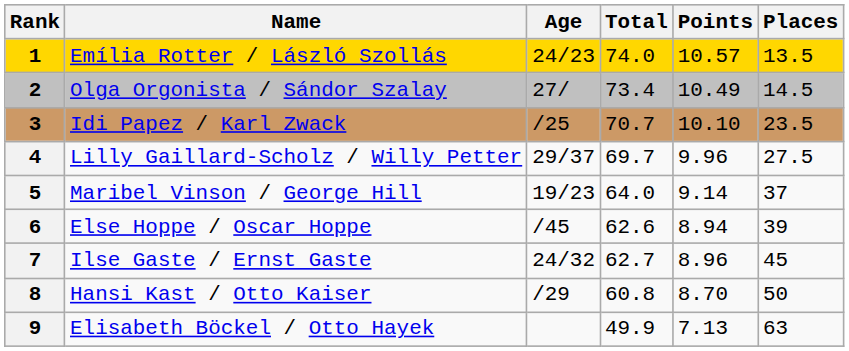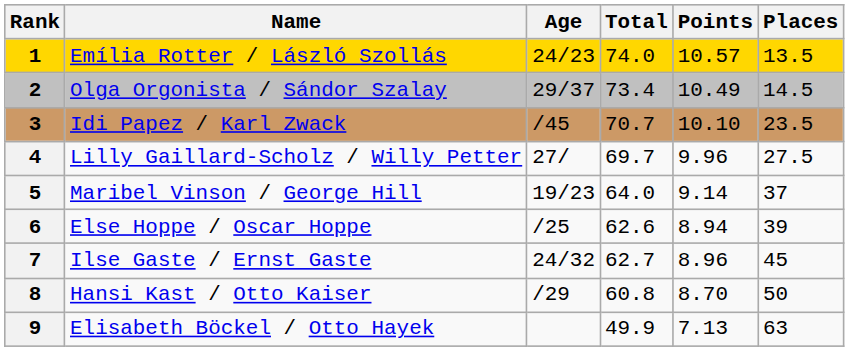(551, 90) 27/ -> (564, 90) 29/37
(551, 124) /25 -> (551, 124) /45
(564, 158) 29/37 -> (551, 158) 27/
(551, 227) /45 -> (551, 227) /25
